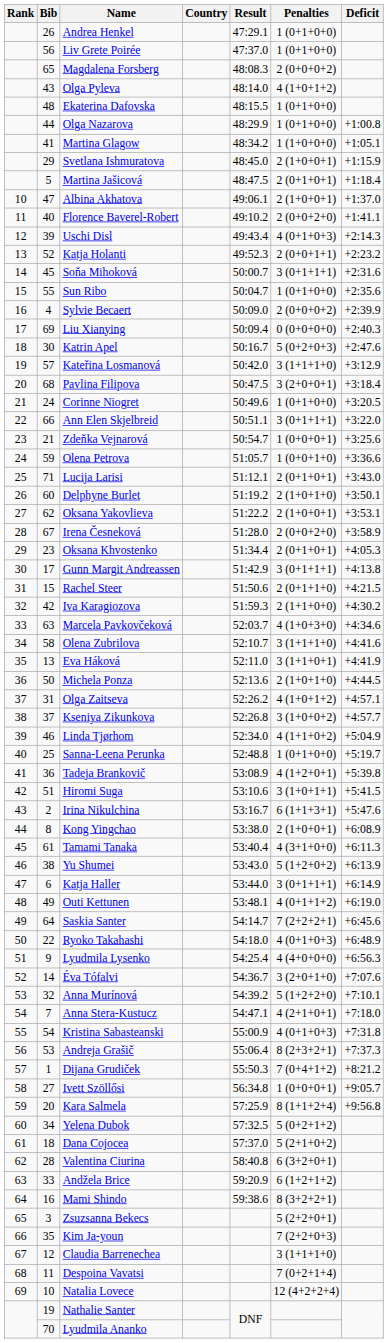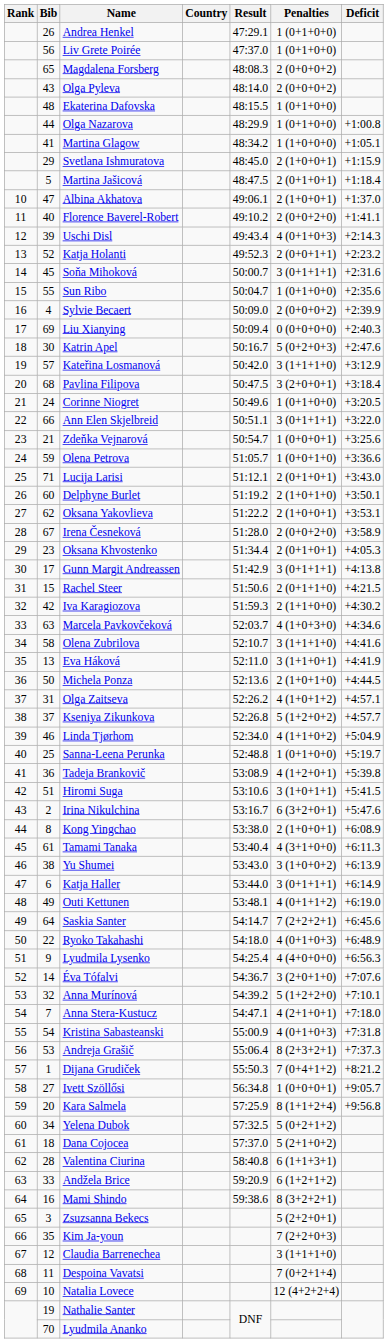(306, 87) 4 (1+0+1+2) -> (306, 87) 2 (0+0+0+2)
(306, 717) 3 (1+0+0+2) -> (306, 717) 5 (1+2+0+2)
(306, 810) 6 (1+1+3+1) -> (306, 810) 6 (3+2+0+1)
(306, 865) 5 (1+2+0+2) -> (306, 865) 3 (1+0+0+2)
(306, 1162) 6 (3+2+0+1) -> (306, 1162) 6 (1+1+3+1)
